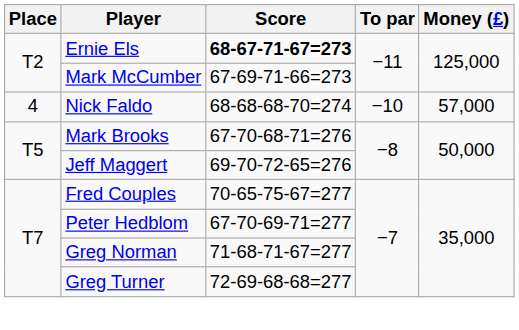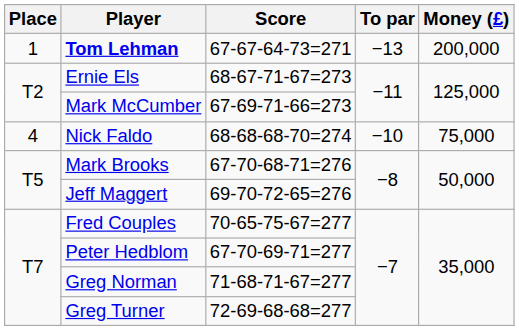+ row: (122, 48)
(281, 48) bold -> (281, 77) normal
(466, 106) 57,000 -> (466, 135) 75,000
